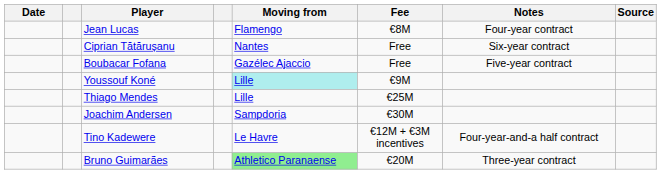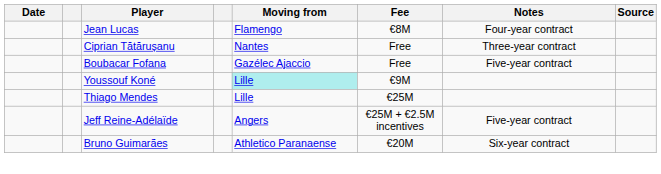(529, 47) Six-year contract -> (529, 47) Three-year contract
- row: (128, 115)
+ row: (131, 121)
- row: (120, 138)
(285, 161) lightgreen background -> (285, 144) no background
(529, 161) Three-year contract -> (529, 144) Six-year contract
